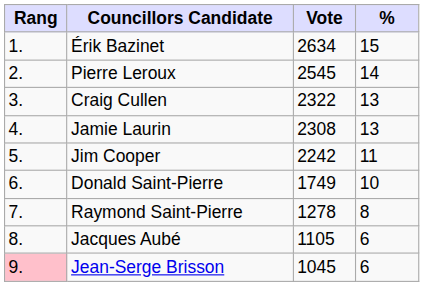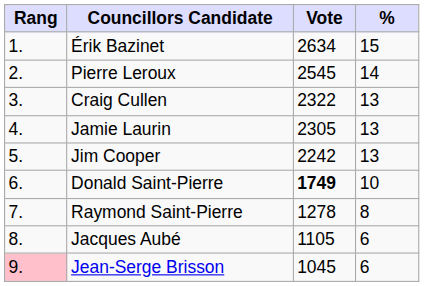(317, 128) 2308 -> (317, 128) 2305
(369, 156) 11 -> (369, 156) 13
(317, 184) normal -> (317, 184) bold
